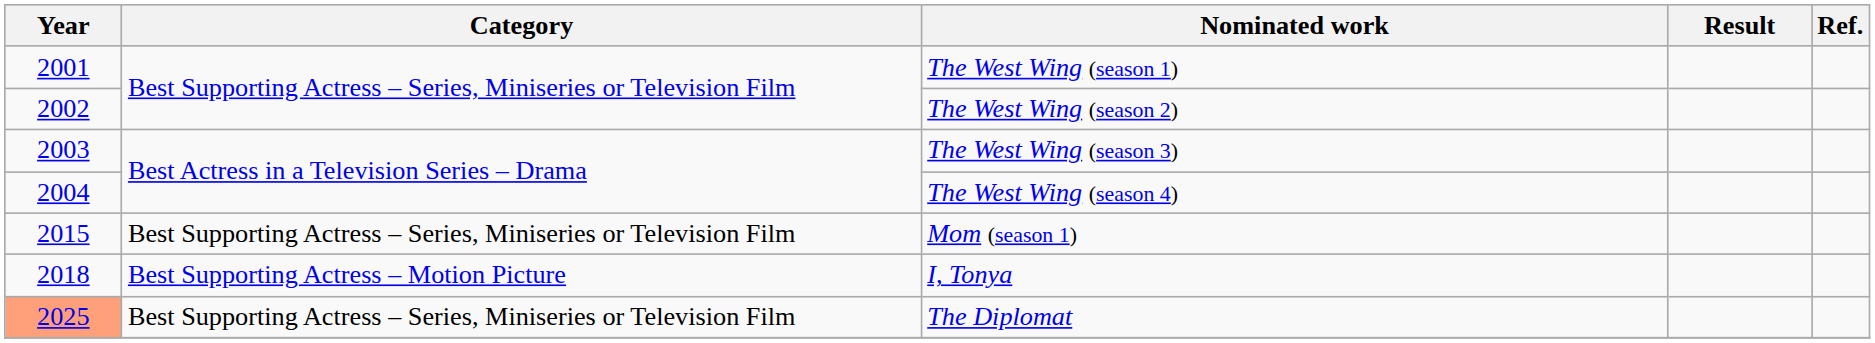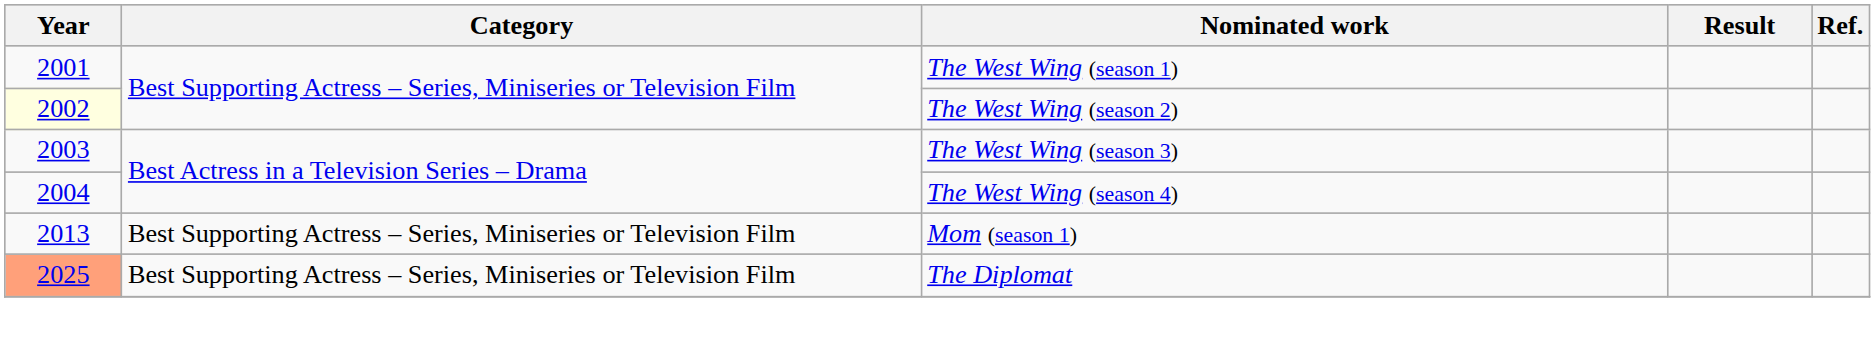(63, 108) no background -> (63, 108) lightyellow background
(63, 233) 2015 -> (63, 233) 2013
- row: (970, 274)
